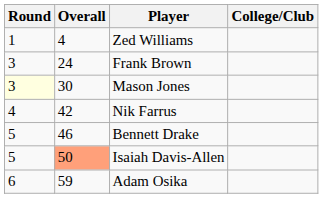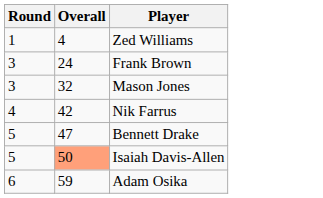- column: (273, 16)
(12, 87) lightyellow background -> (12, 87) no background
(65, 87) 30 -> (65, 87) 32
(65, 134) 46 -> (65, 134) 47
